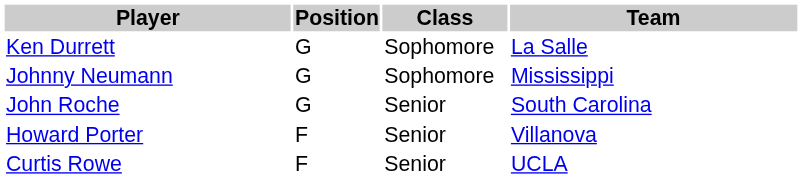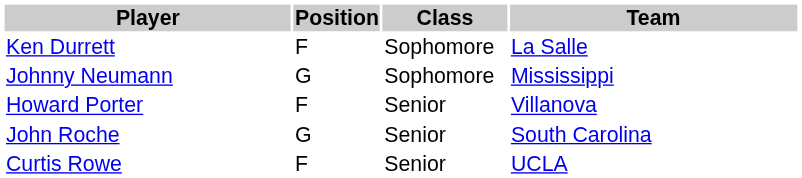(303, 47) G -> (302, 47) F
rows swapped: (75, 134) <-> (63, 105)
